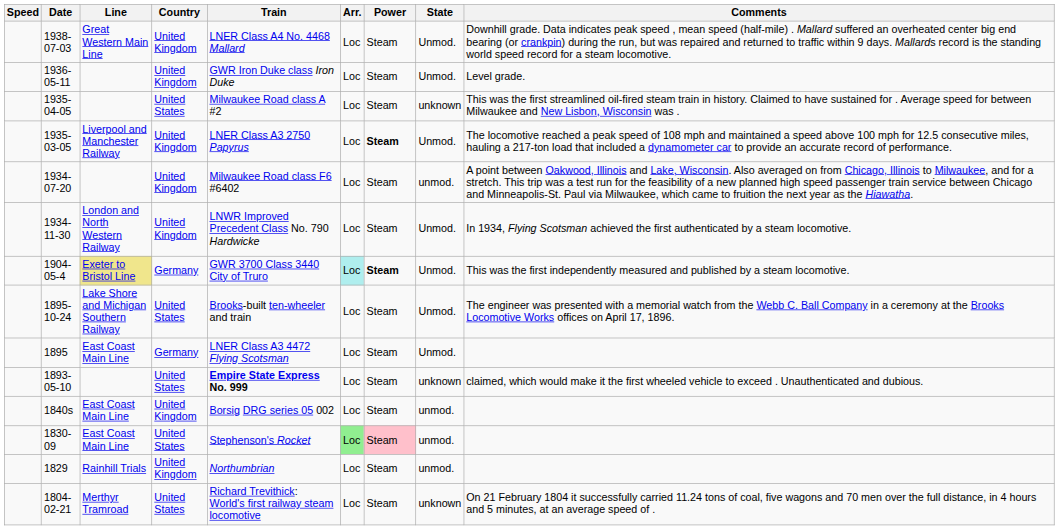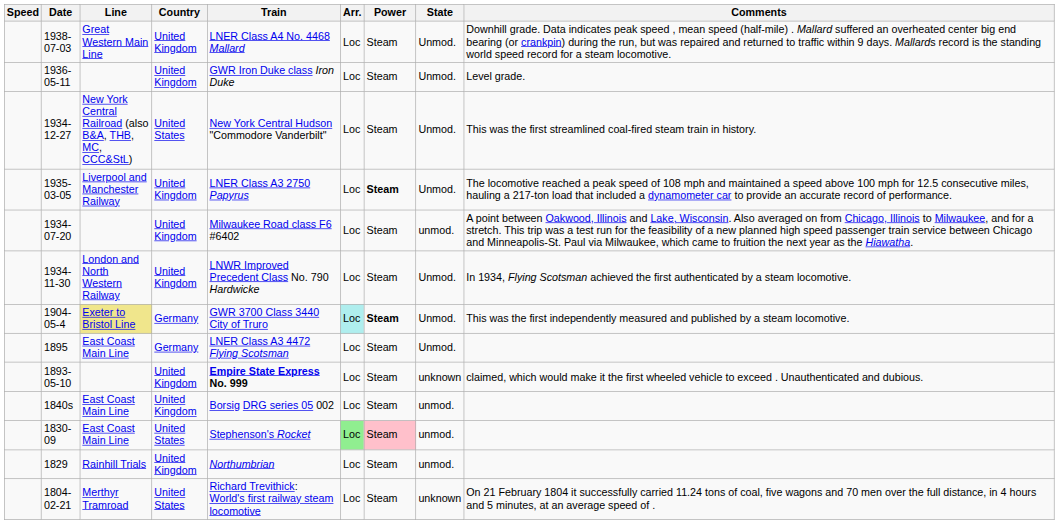+ row: (58, 130)
- row: (58, 106)
- row: (58, 311)
(170, 382) United States -> (175, 377) United Kingdom
